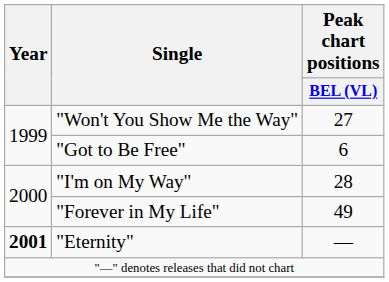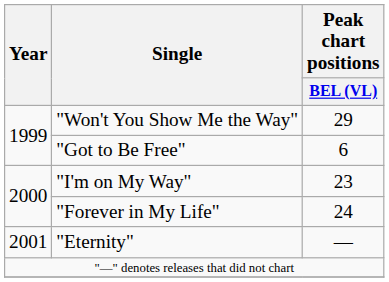(343, 120) 27 -> (343, 120) 29
(343, 181) 28 -> (343, 181) 23
(343, 211) 49 -> (343, 211) 24
(28, 241) bold -> (28, 241) normal
